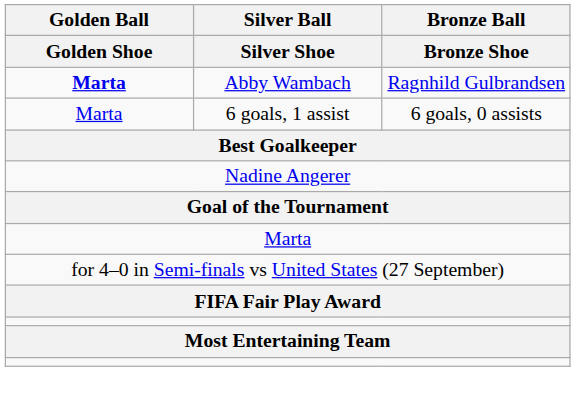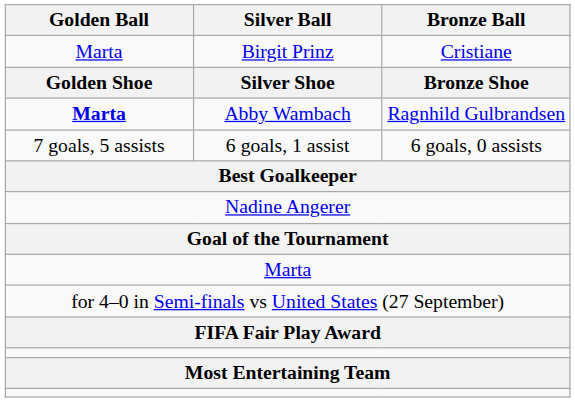+ row: (288, 51)
(99, 113) Marta -> (99, 144) 7 goals, 5 assists
